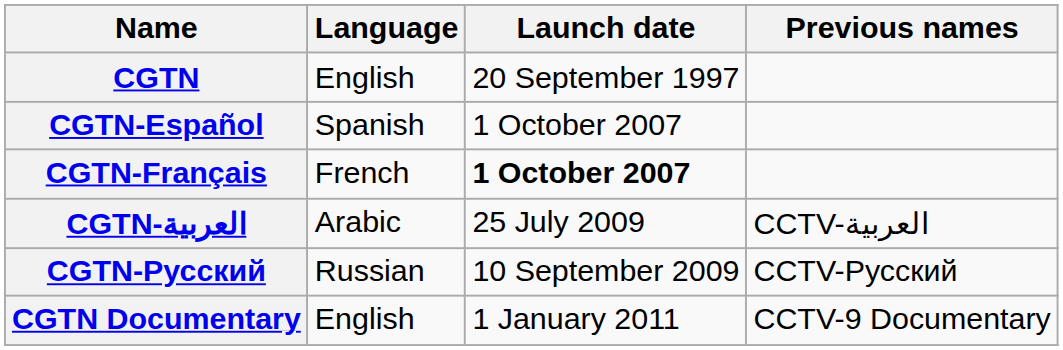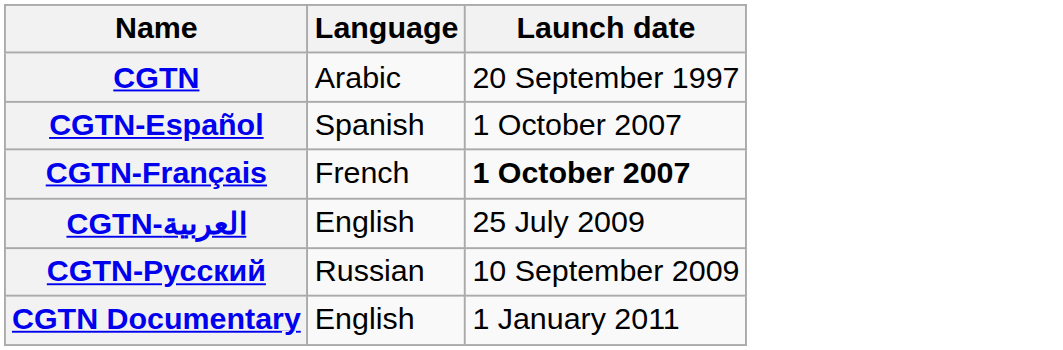- column: (902, 28)
(365, 76) English -> (358, 76) Arabic
(358, 222) Arabic -> (365, 222) English
